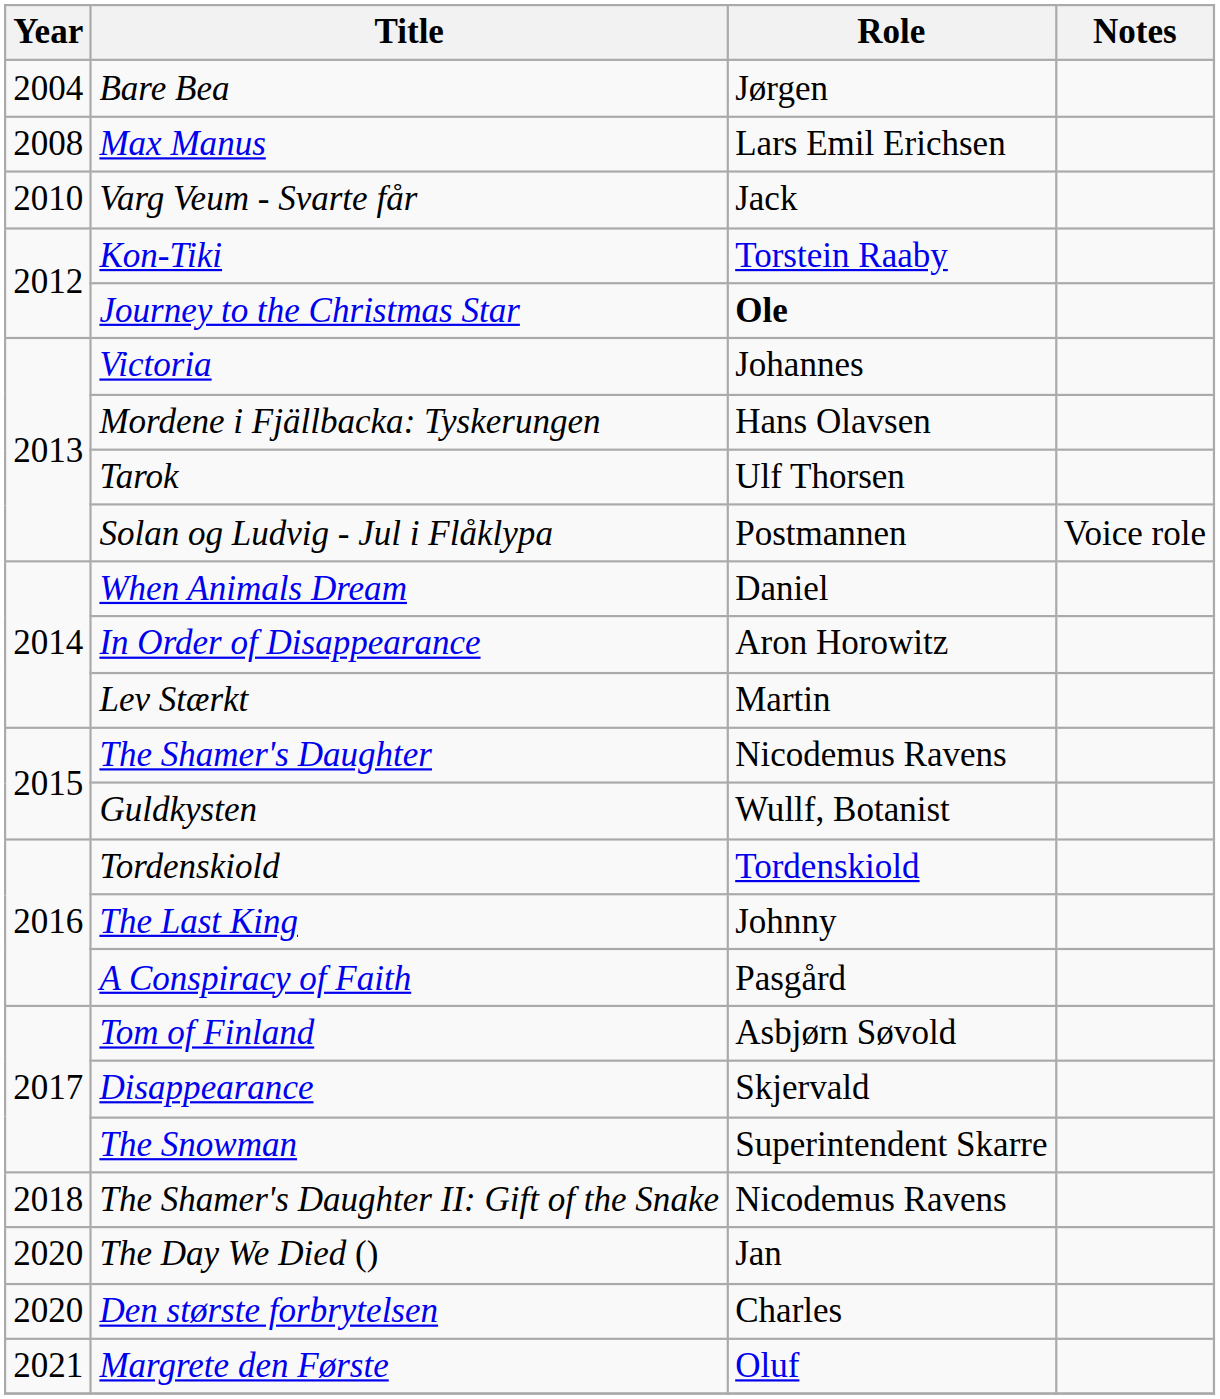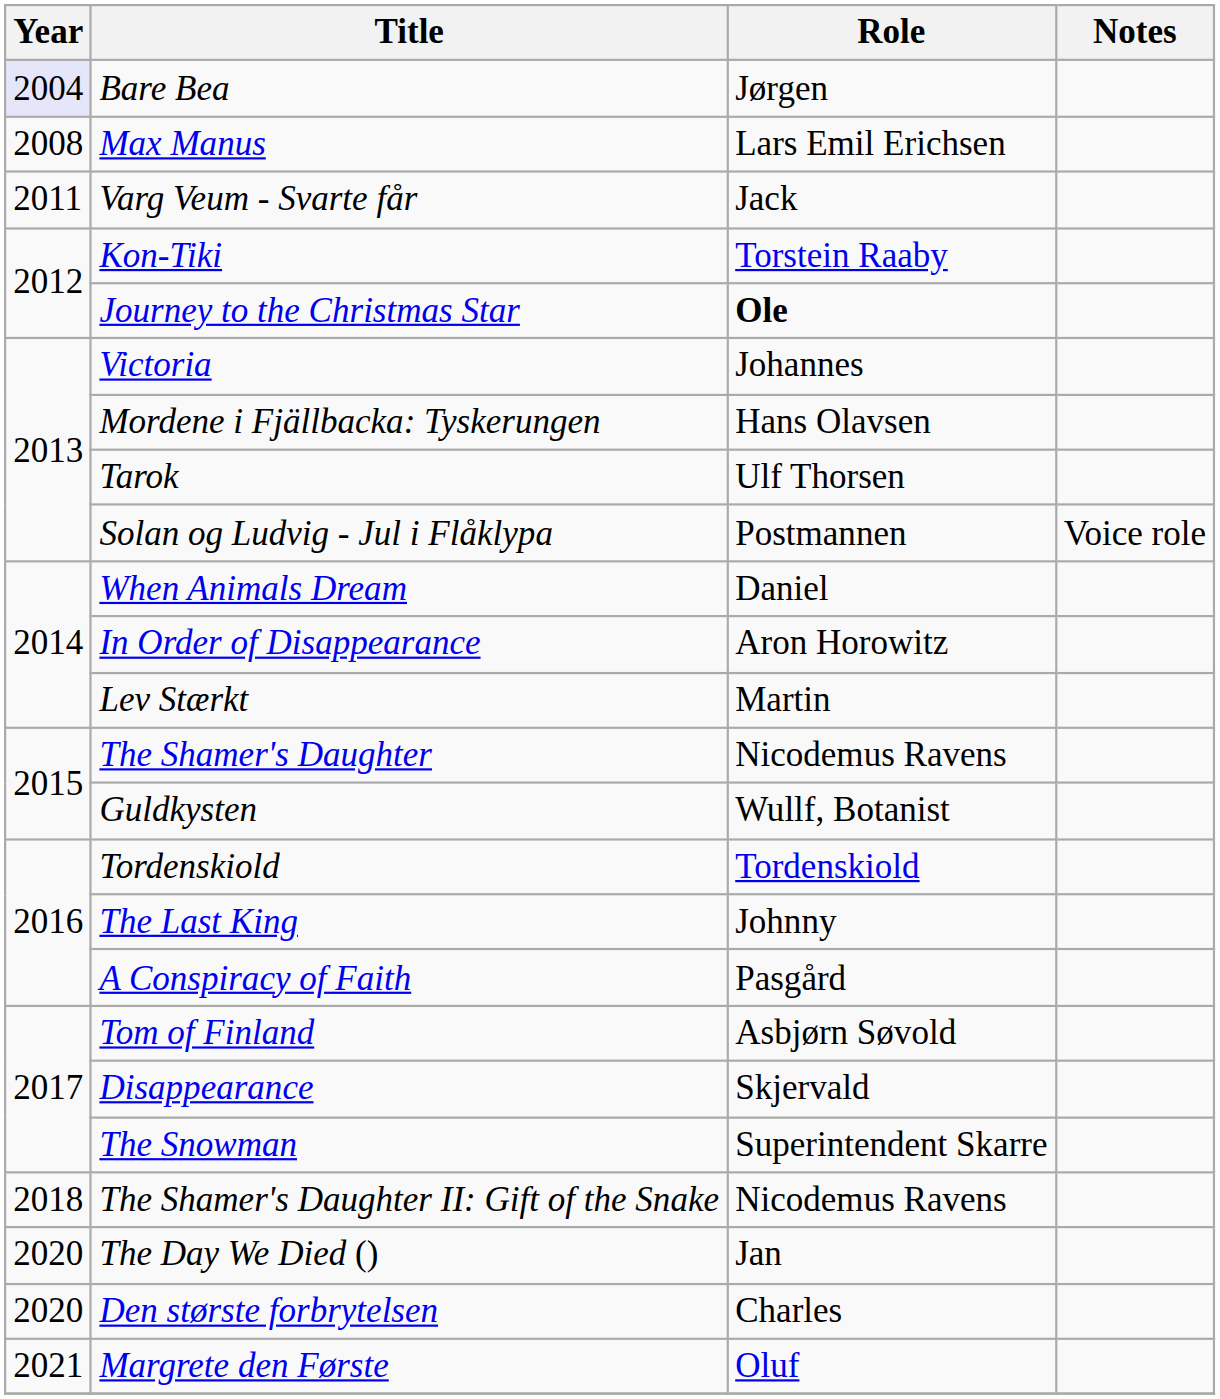(48, 87) no background -> (48, 87) lavender background
(48, 198) 2010 -> (48, 198) 2011
